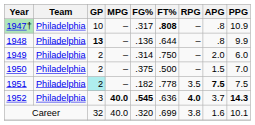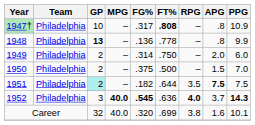(168, 41) .644 -> (168, 41) .778
(168, 84) .778 -> (168, 84) .644
